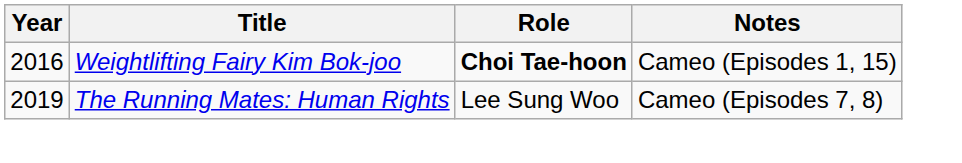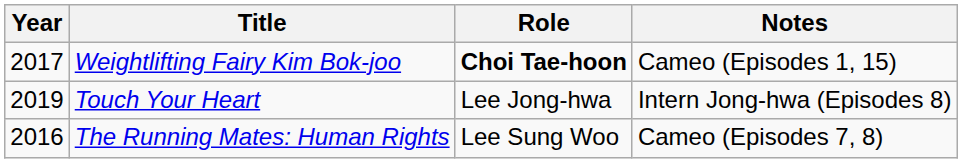(37, 61) 2016 -> (37, 61) 2017
+ row: (167, 99)
(37, 99) 2019 -> (37, 137) 2016
